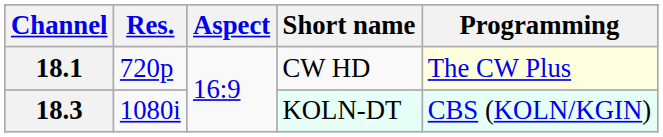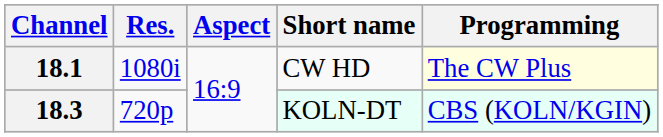(147, 68) 720p -> (150, 68) 1080i
(150, 110) 1080i -> (147, 110) 720p
